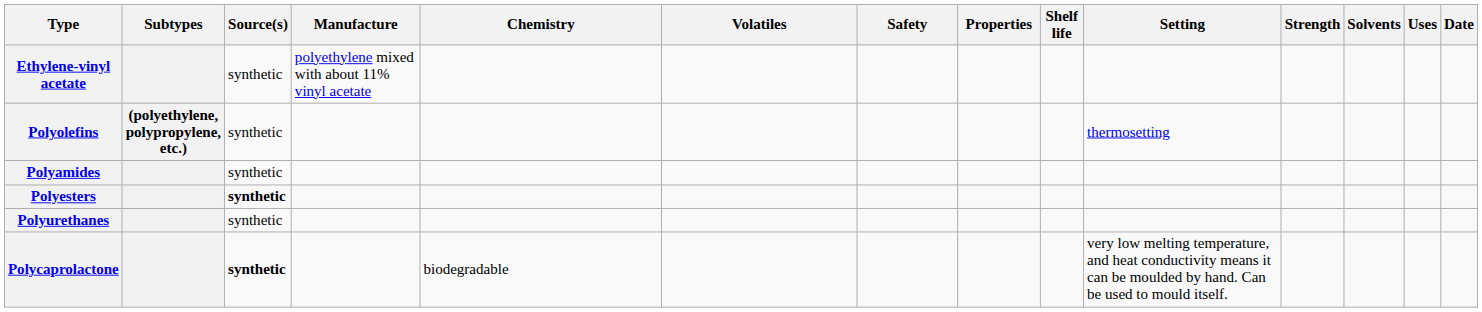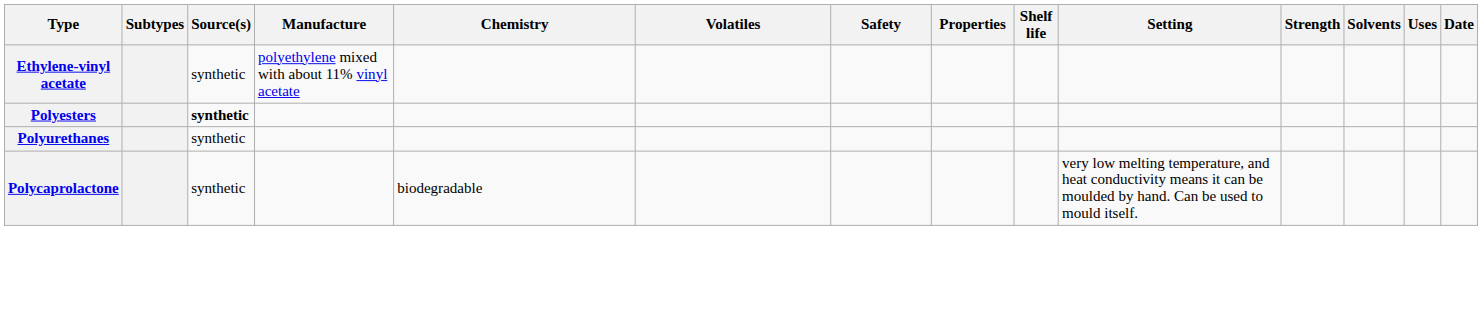- row: (63, 131)
- row: (63, 172)
(257, 269) bold -> (218, 187) normal
